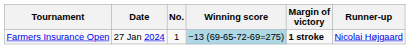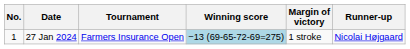columns swapped: (177, 17) <-> (58, 17)
(306, 37) bold -> (305, 37) normal
